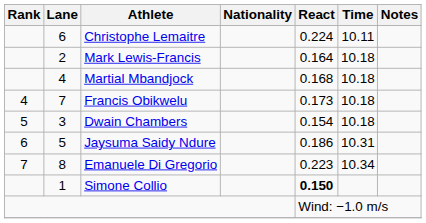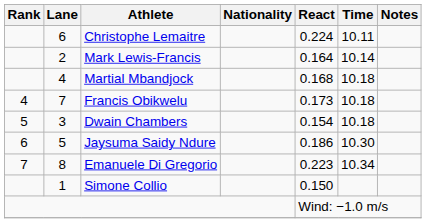(358, 57) 10.18 -> (358, 57) 10.14
(358, 143) 10.31 -> (358, 143) 10.30
(317, 185) bold -> (317, 185) normal
